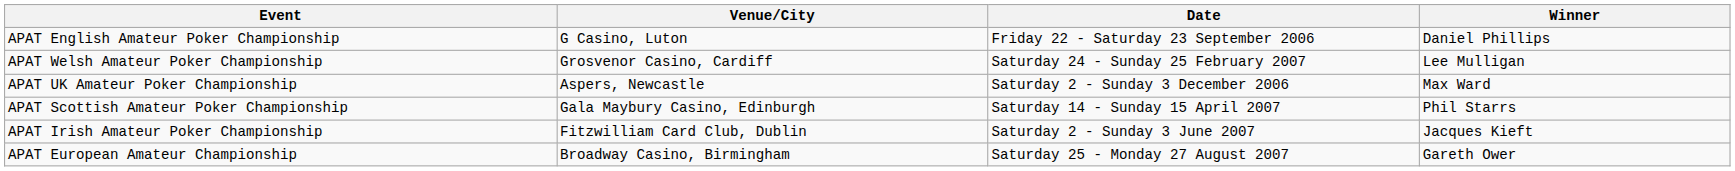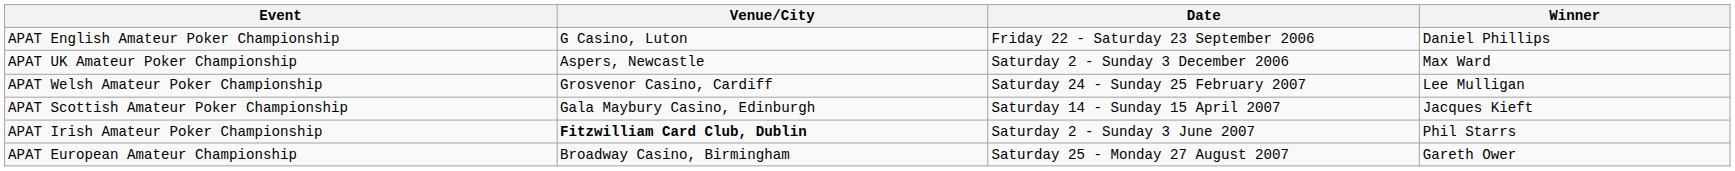rows swapped: (152, 85) <-> (165, 62)
(1470, 108) Phil Starrs -> (1478, 108) Jacques Kieft
(683, 132) normal -> (683, 132) bold
(1478, 132) Jacques Kieft -> (1470, 132) Phil Starrs
